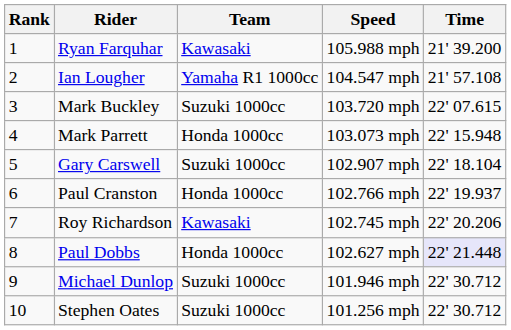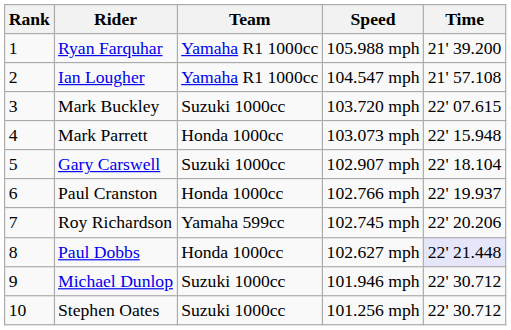(216, 48) Kawasaki -> (250, 48) Yamaha R1 1000cc
(216, 222) Kawasaki -> (233, 222) Yamaha 599cc
